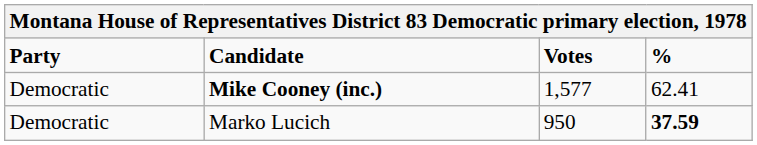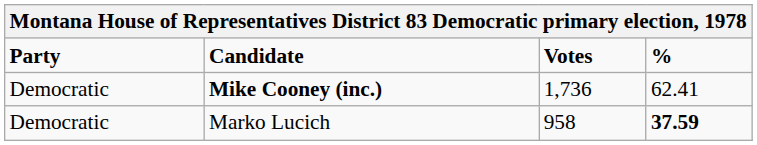(568, 88) 1,577 -> (568, 88) 1,736
(560, 122) 950 -> (560, 122) 958
